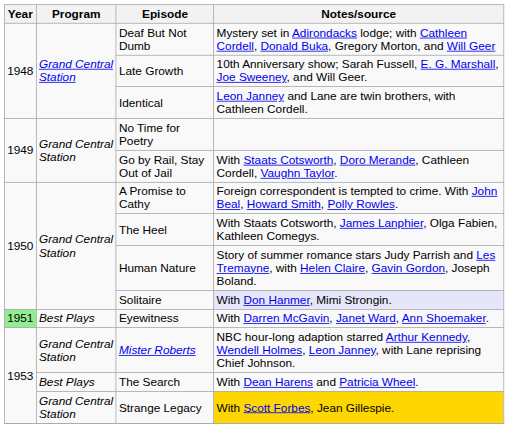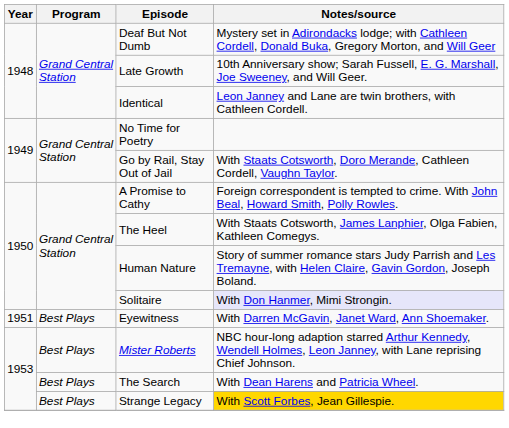(20, 319) lightgreen background -> (20, 319) no background
(76, 351) Grand Central Station -> (67, 351) Best Plays
(76, 408) Grand Central Station -> (67, 401) Best Plays
